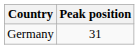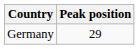(95, 34) 31 -> (95, 34) 29
